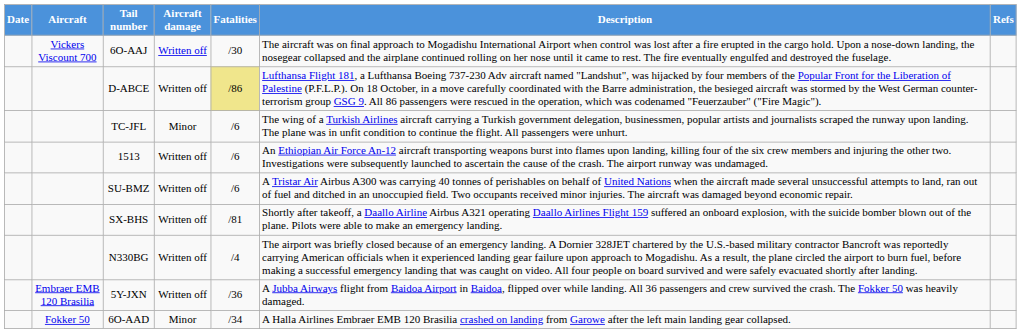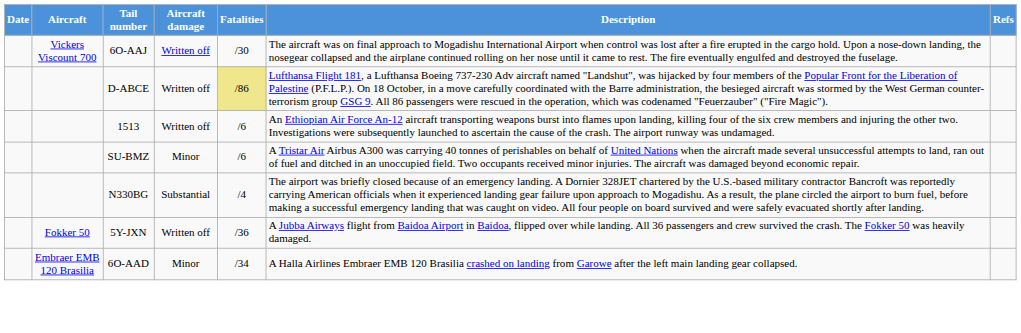- row: (129, 126)
(183, 188) Written off -> (186, 157) Minor
- row: (129, 219)
(183, 257) Written off -> (186, 194) Substantial
(67, 294) Embraer EMB 120 Brasilia -> (67, 232) Fokker 50
(67, 319) Fokker 50 -> (67, 263) Embraer EMB 120 Brasilia
